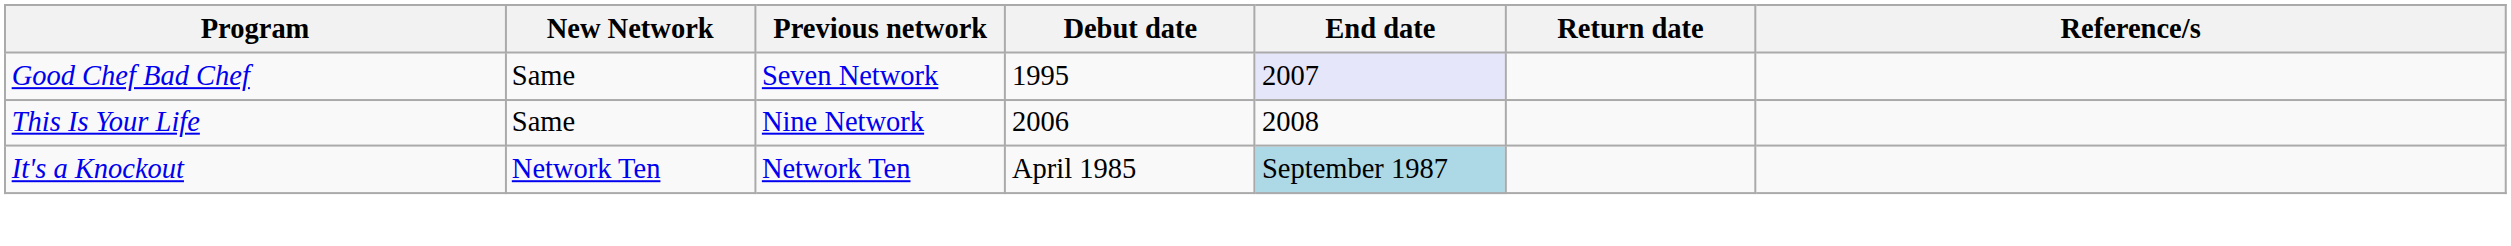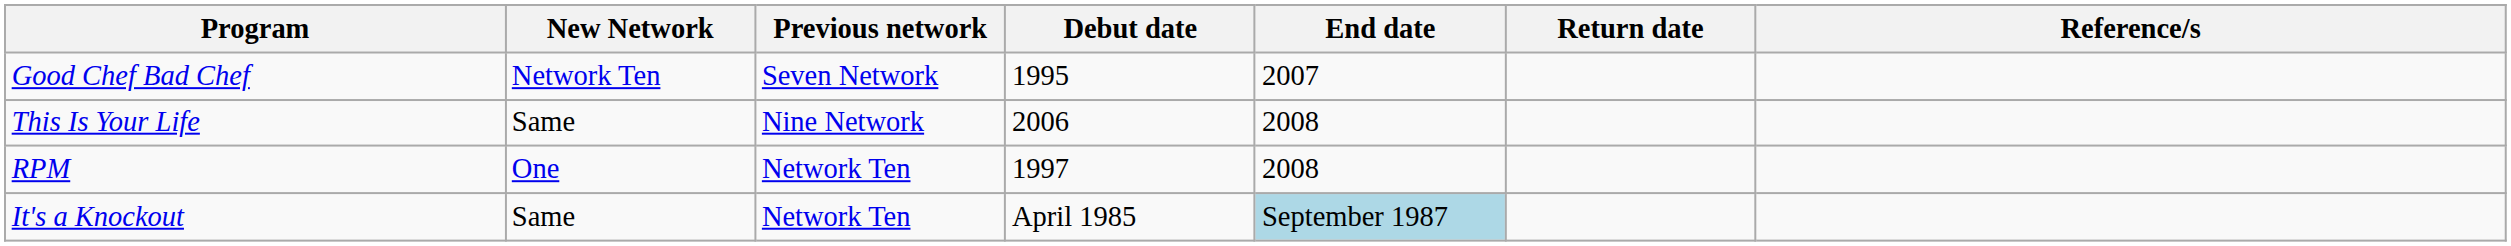(543, 75) Same -> (586, 75) Network Ten
(1291, 75) lavender background -> (1291, 75) no background
+ row: (41, 169)
(586, 169) Network Ten -> (543, 216) Same
